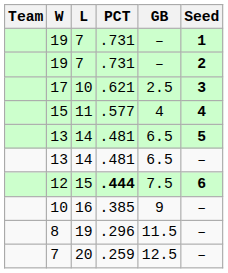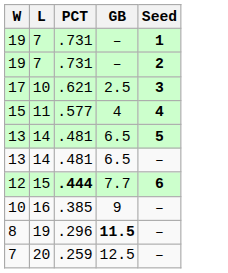- column: (26, 17)
(159, 184) 7.5 -> (117, 184) 7.7
(159, 232) normal -> (117, 232) bold
